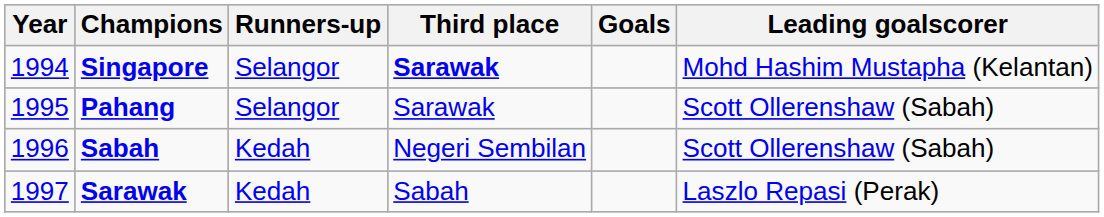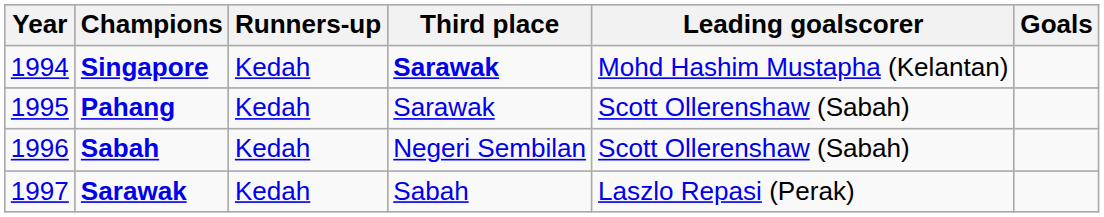columns swapped: (888, 25) <-> (634, 25)
(287, 66) Selangor -> (273, 66) Kedah
(287, 107) Selangor -> (273, 107) Kedah
